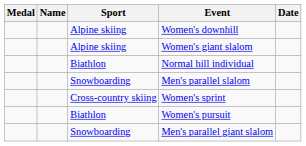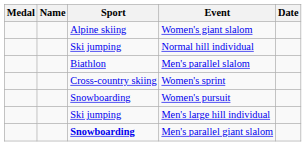- row: (200, 30)
(88, 64) Biathlon -> (96, 47) Ski jumping
(100, 81) Snowboarding -> (88, 64) Biathlon
(88, 115) Biathlon -> (100, 98) Snowboarding
+ row: (216, 115)
(100, 132) normal -> (102, 132) bold
